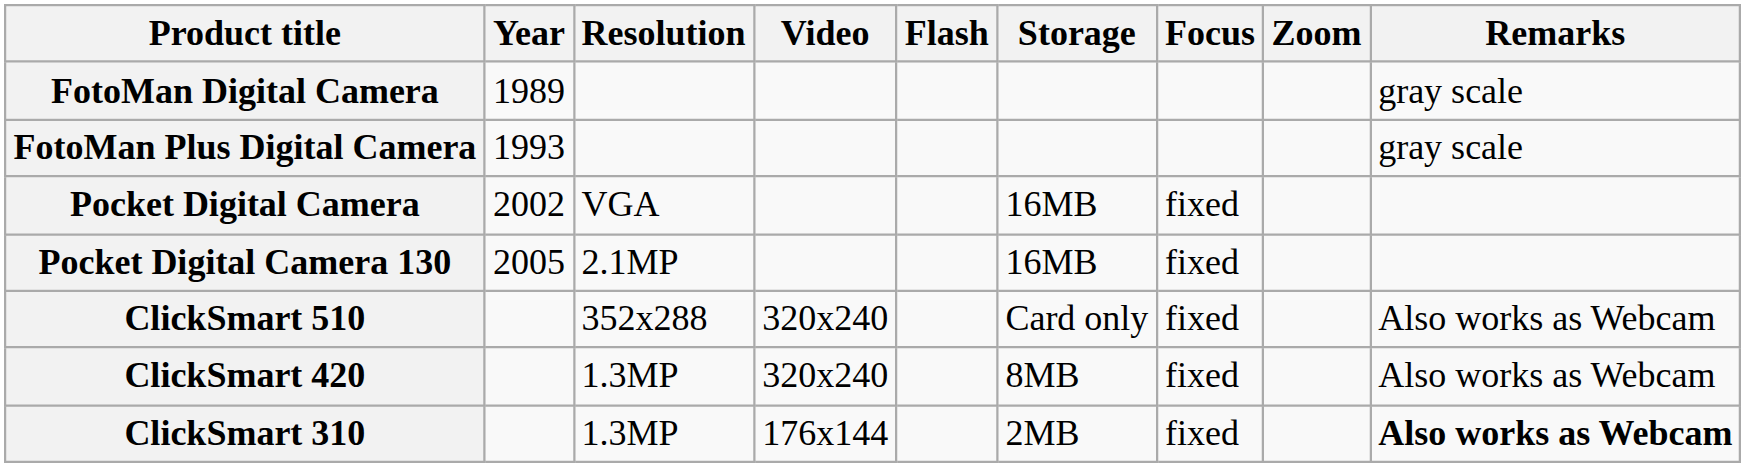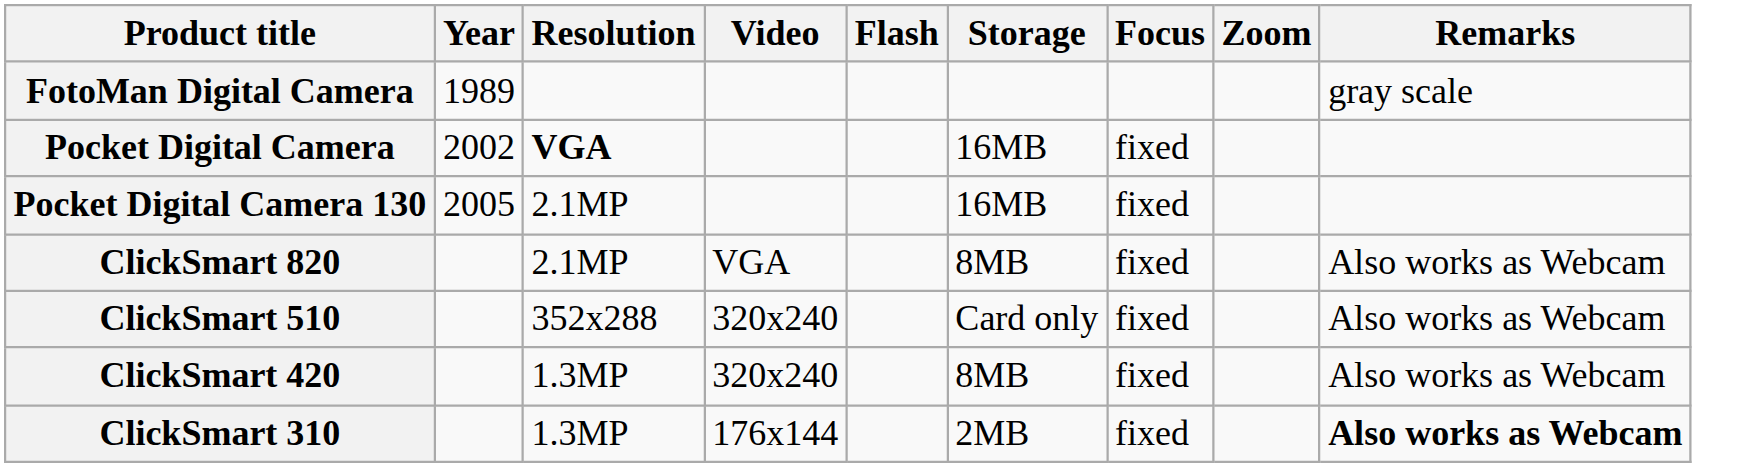- row: (245, 147)
(621, 204) normal -> (572, 147) bold
+ row: (220, 261)
